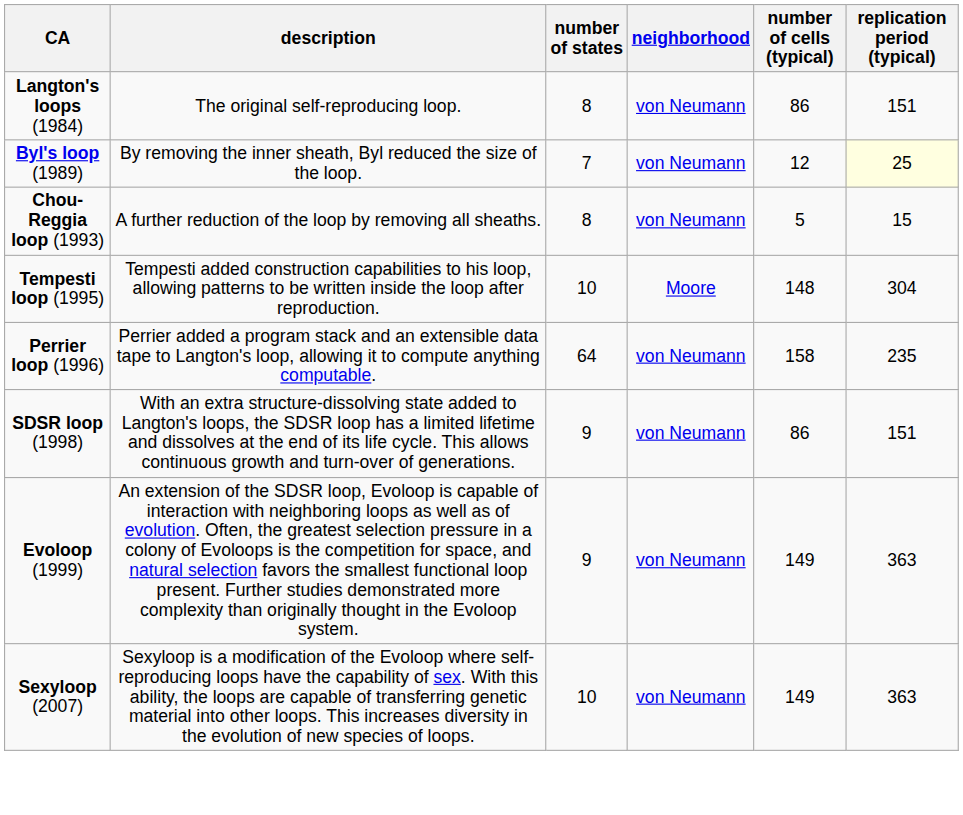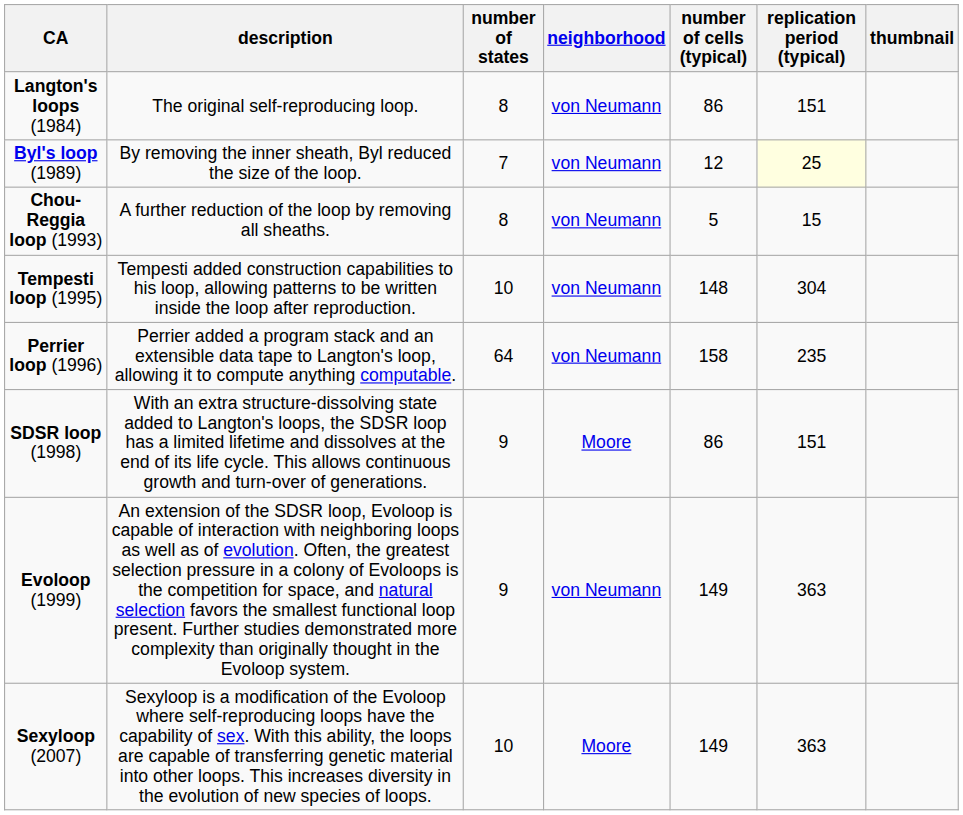+ column: (912, 38)
(691, 288) Moore -> (606, 288) von Neumann
(691, 433) von Neumann -> (606, 443) Moore
(691, 697) von Neumann -> (606, 746) Moore
